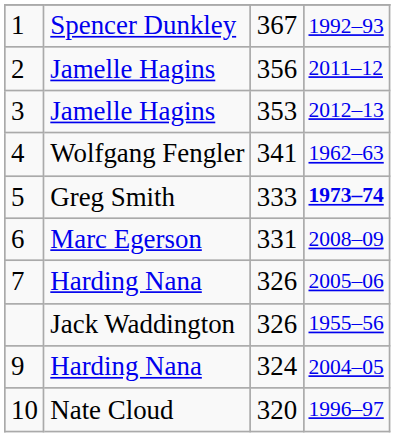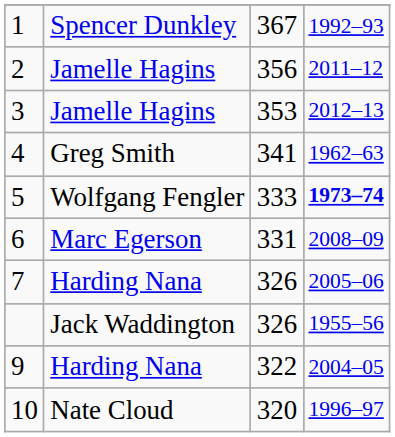(147, 153) Wolfgang Fengler -> (113, 153) Greg Smith
(113, 196) Greg Smith -> (147, 196) Wolfgang Fengler
(277, 366) 324 -> (277, 366) 322
